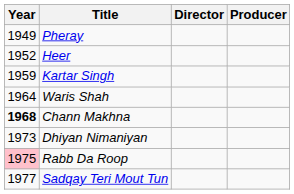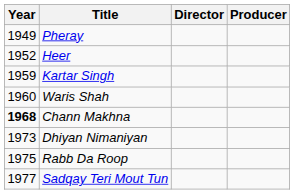(22, 96) 1964 -> (22, 96) 1960
(22, 158) pink background -> (22, 158) no background
